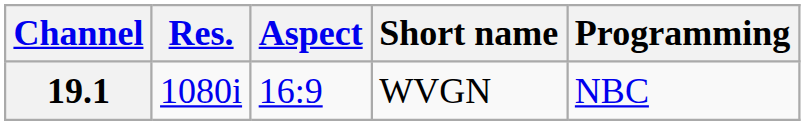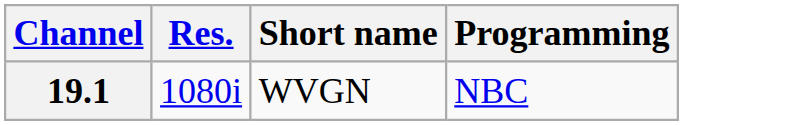- column: (311, 33)
